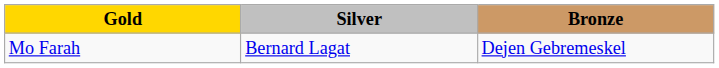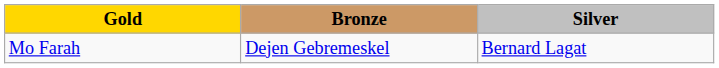columns swapped: (359, 18) <-> (596, 18)
